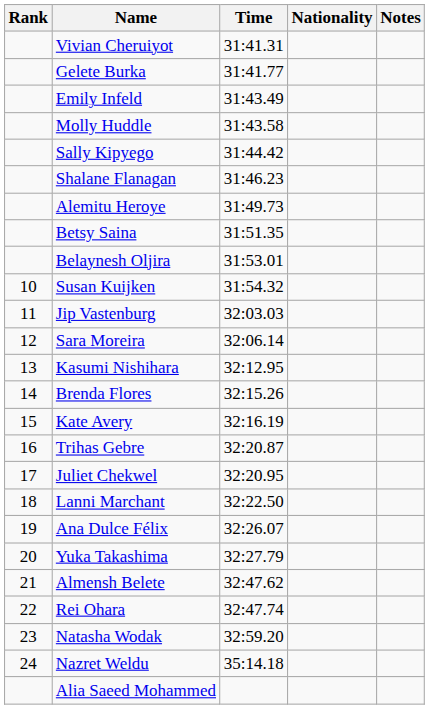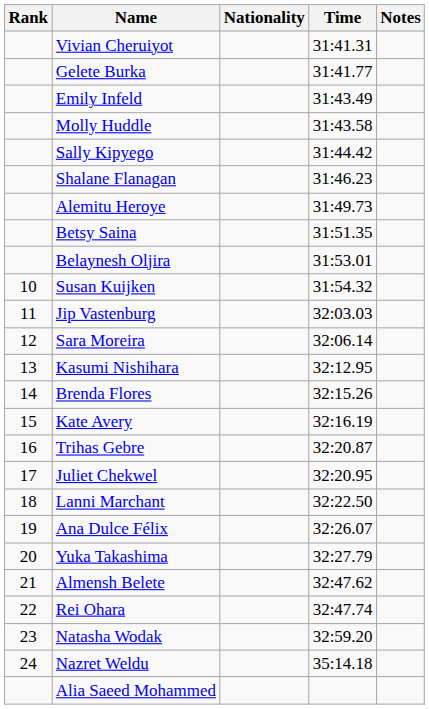columns swapped: (332, 17) <-> (254, 17)
